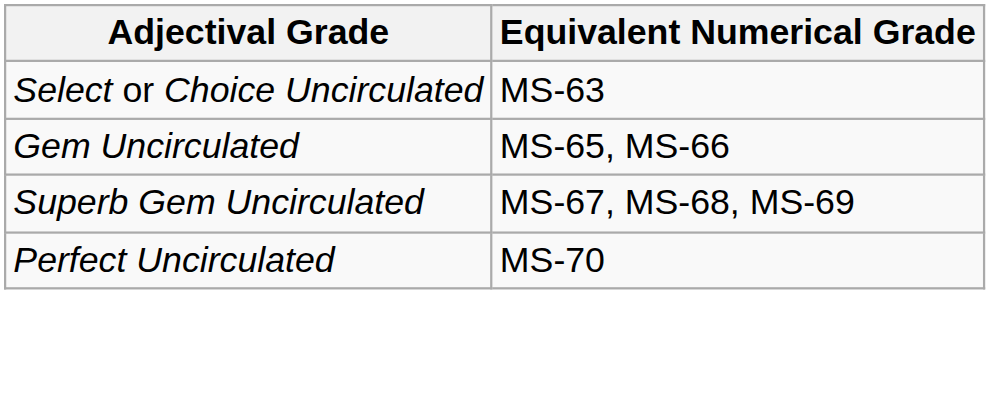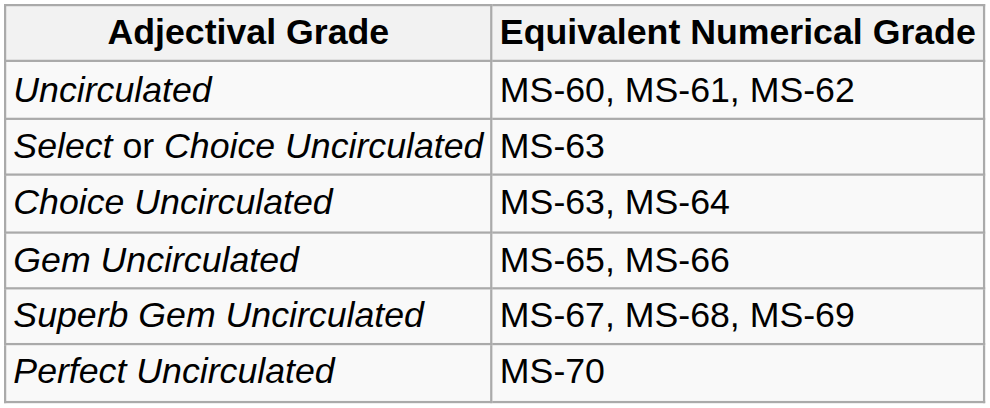+ row: (113, 89)
+ row: (173, 202)
